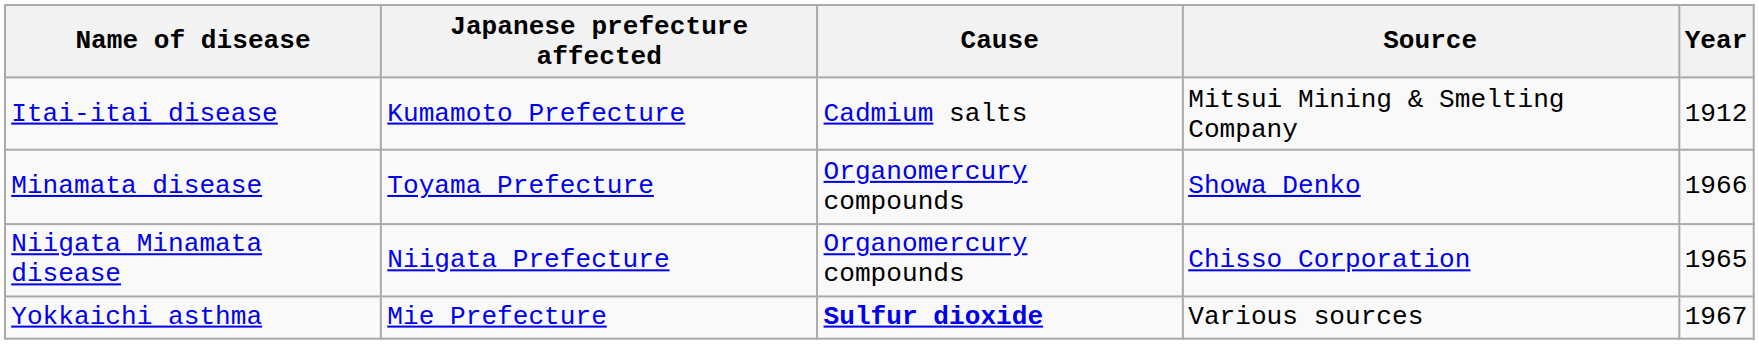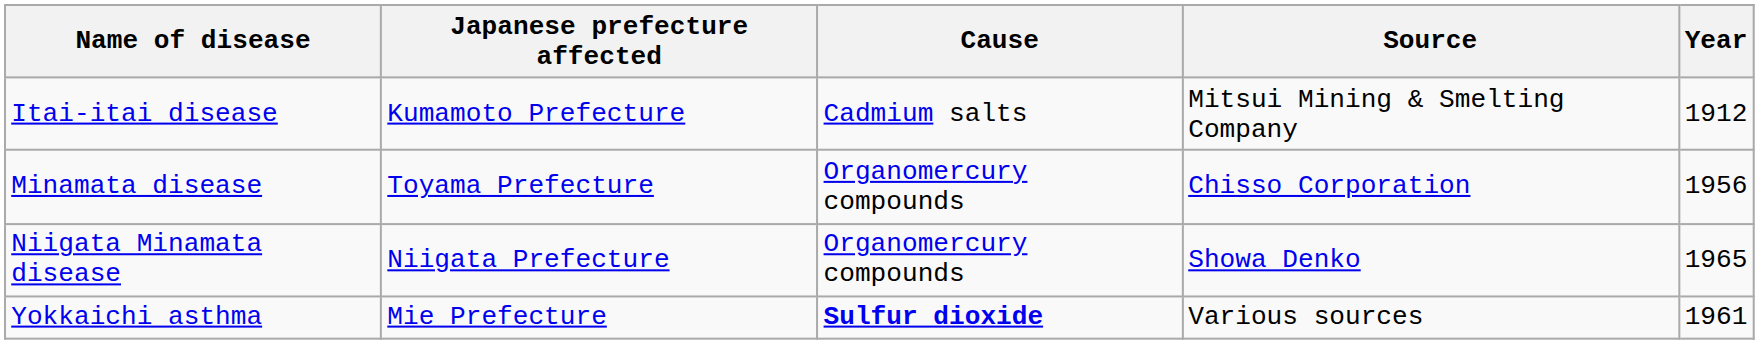(1274, 187) Showa Denko -> (1329, 187) Chisso Corporation
(1716, 187) 1966 -> (1716, 187) 1956
(1329, 260) Chisso Corporation -> (1274, 260) Showa Denko
(1716, 317) 1967 -> (1716, 317) 1961
